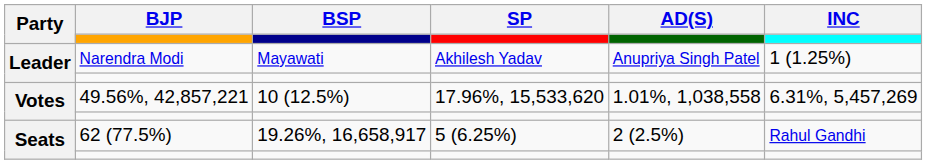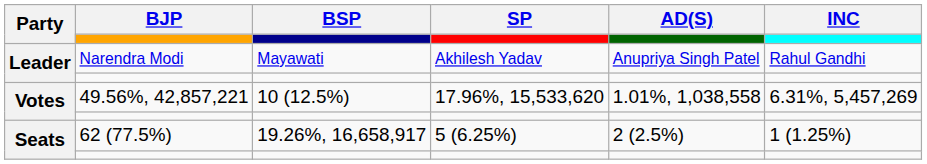(810, 58) 1 (1.25%) -> (818, 59) Rahul Gandhi
(818, 136) Rahul Gandhi -> (810, 135) 1 (1.25%)
